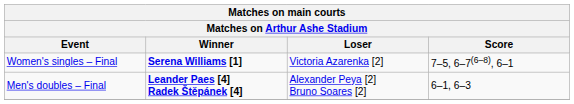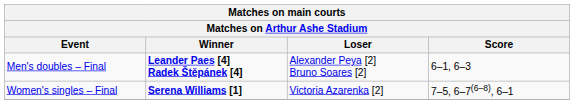rows swapped: (56, 86) <-> (62, 62)
